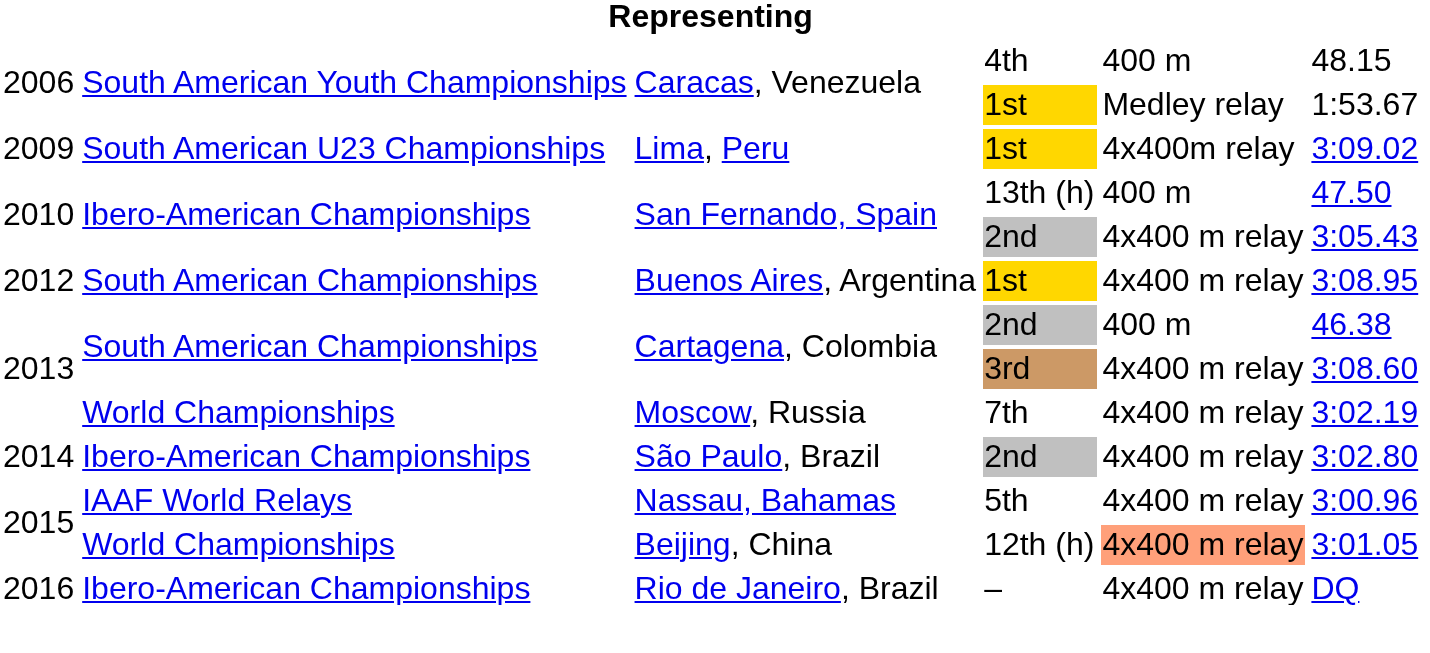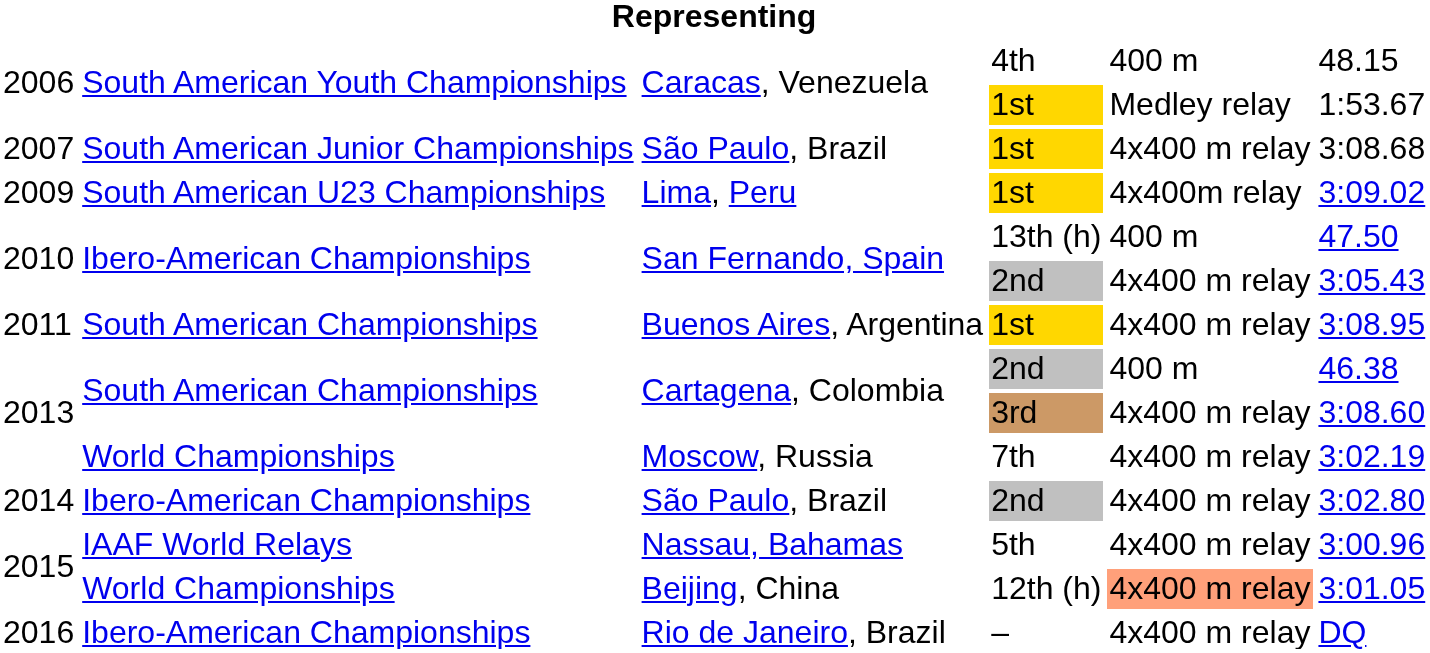+ row: (764, 148)
(39, 280) 2012 -> (37, 324) 2011
